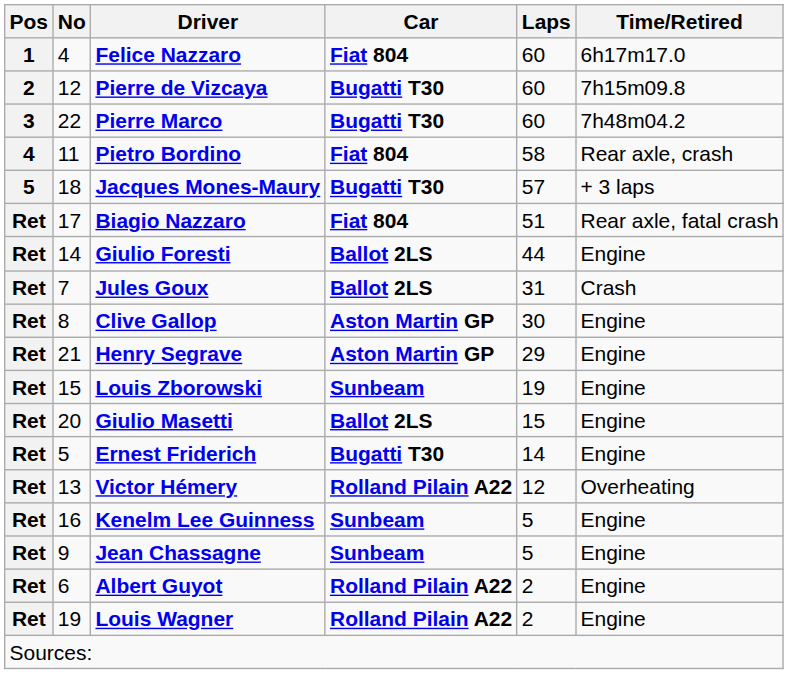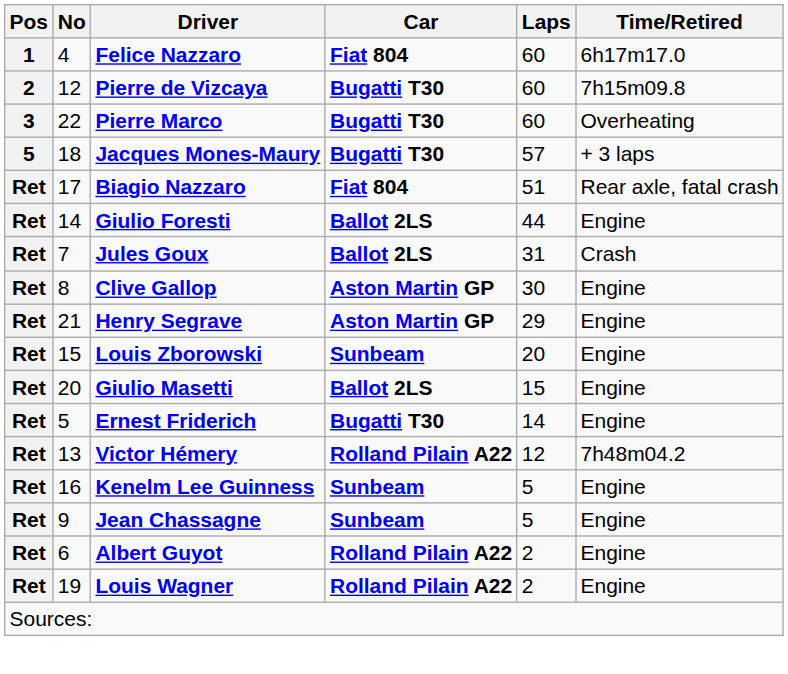(633, 121) 7h48m04.2 -> (638, 121) Overheating
- row: (168, 154)
(534, 387) 19 -> (534, 354) 20
(638, 486) Overheating -> (633, 453) 7h48m04.2
